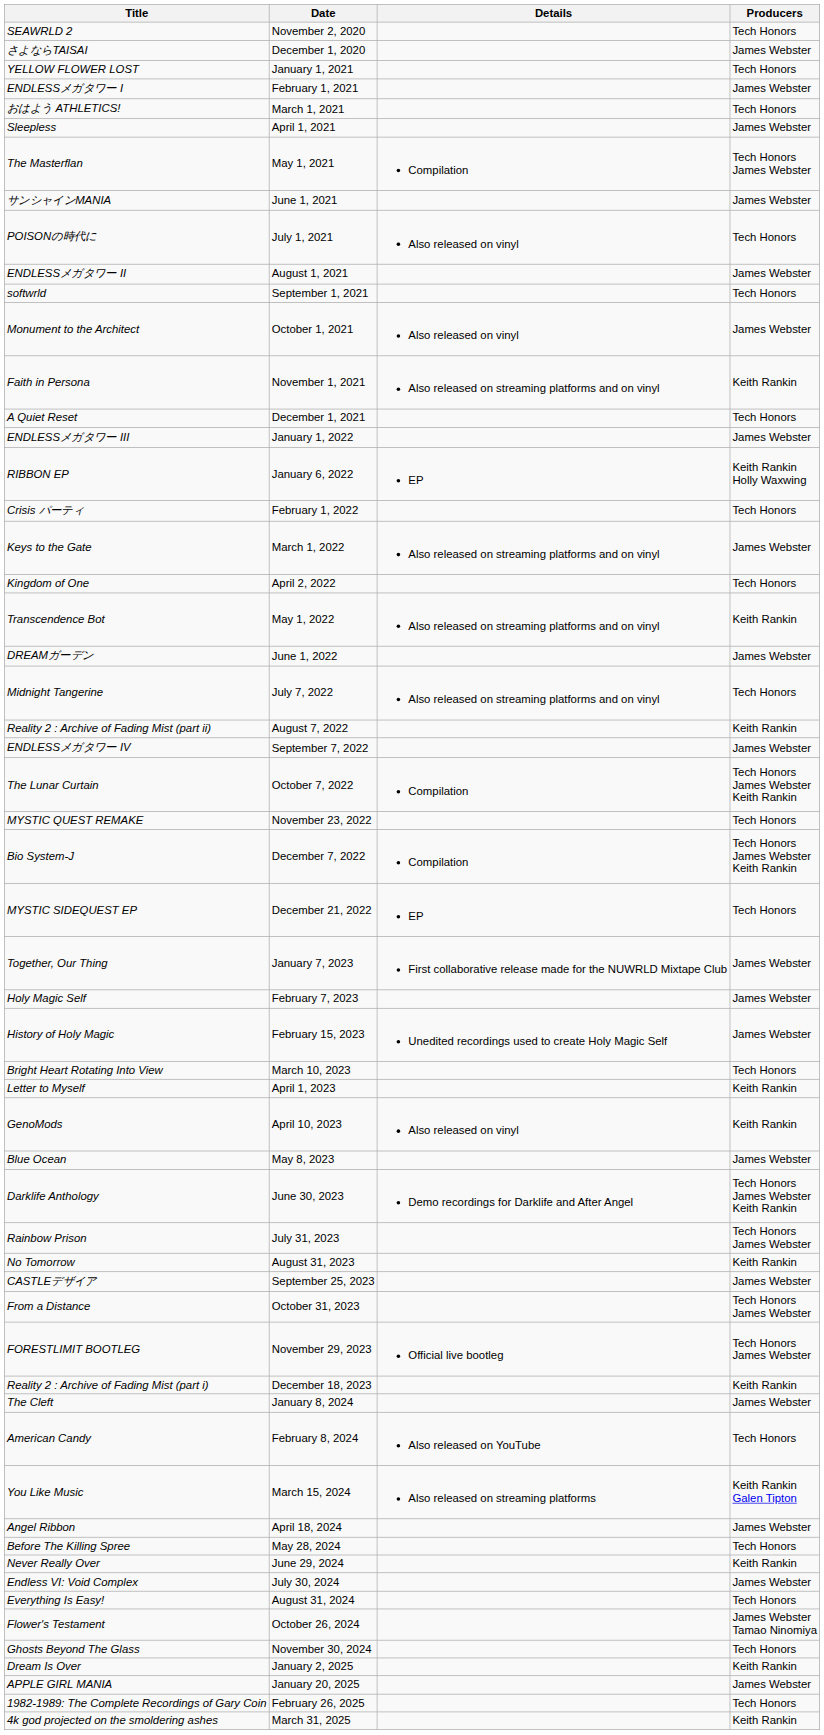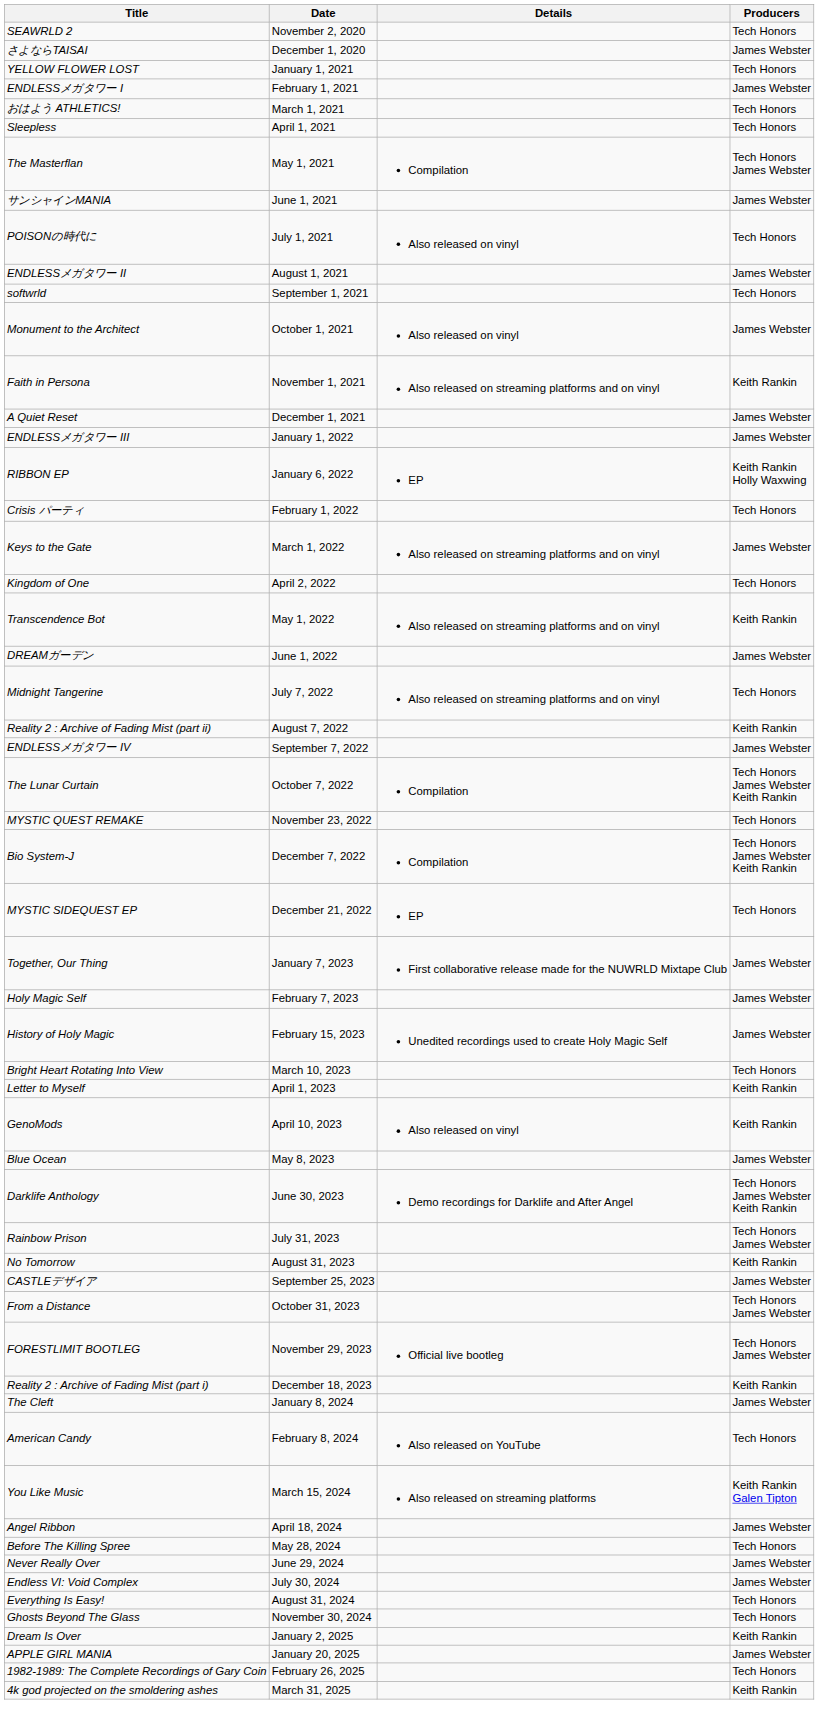(772, 127) James Webster -> (764, 127) Tech Honors
(764, 418) Tech Honors -> (772, 418) James Webster
(765, 1564) Keith Rankin -> (772, 1564) James Webster
- row: (56, 1624)
